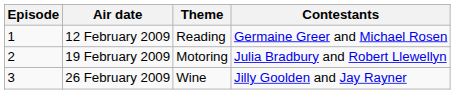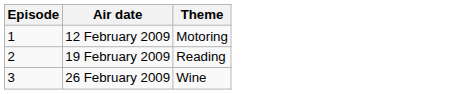- column: (341, 15)
(201, 36) Reading -> (202, 36) Motoring
(202, 57) Motoring -> (201, 57) Reading
